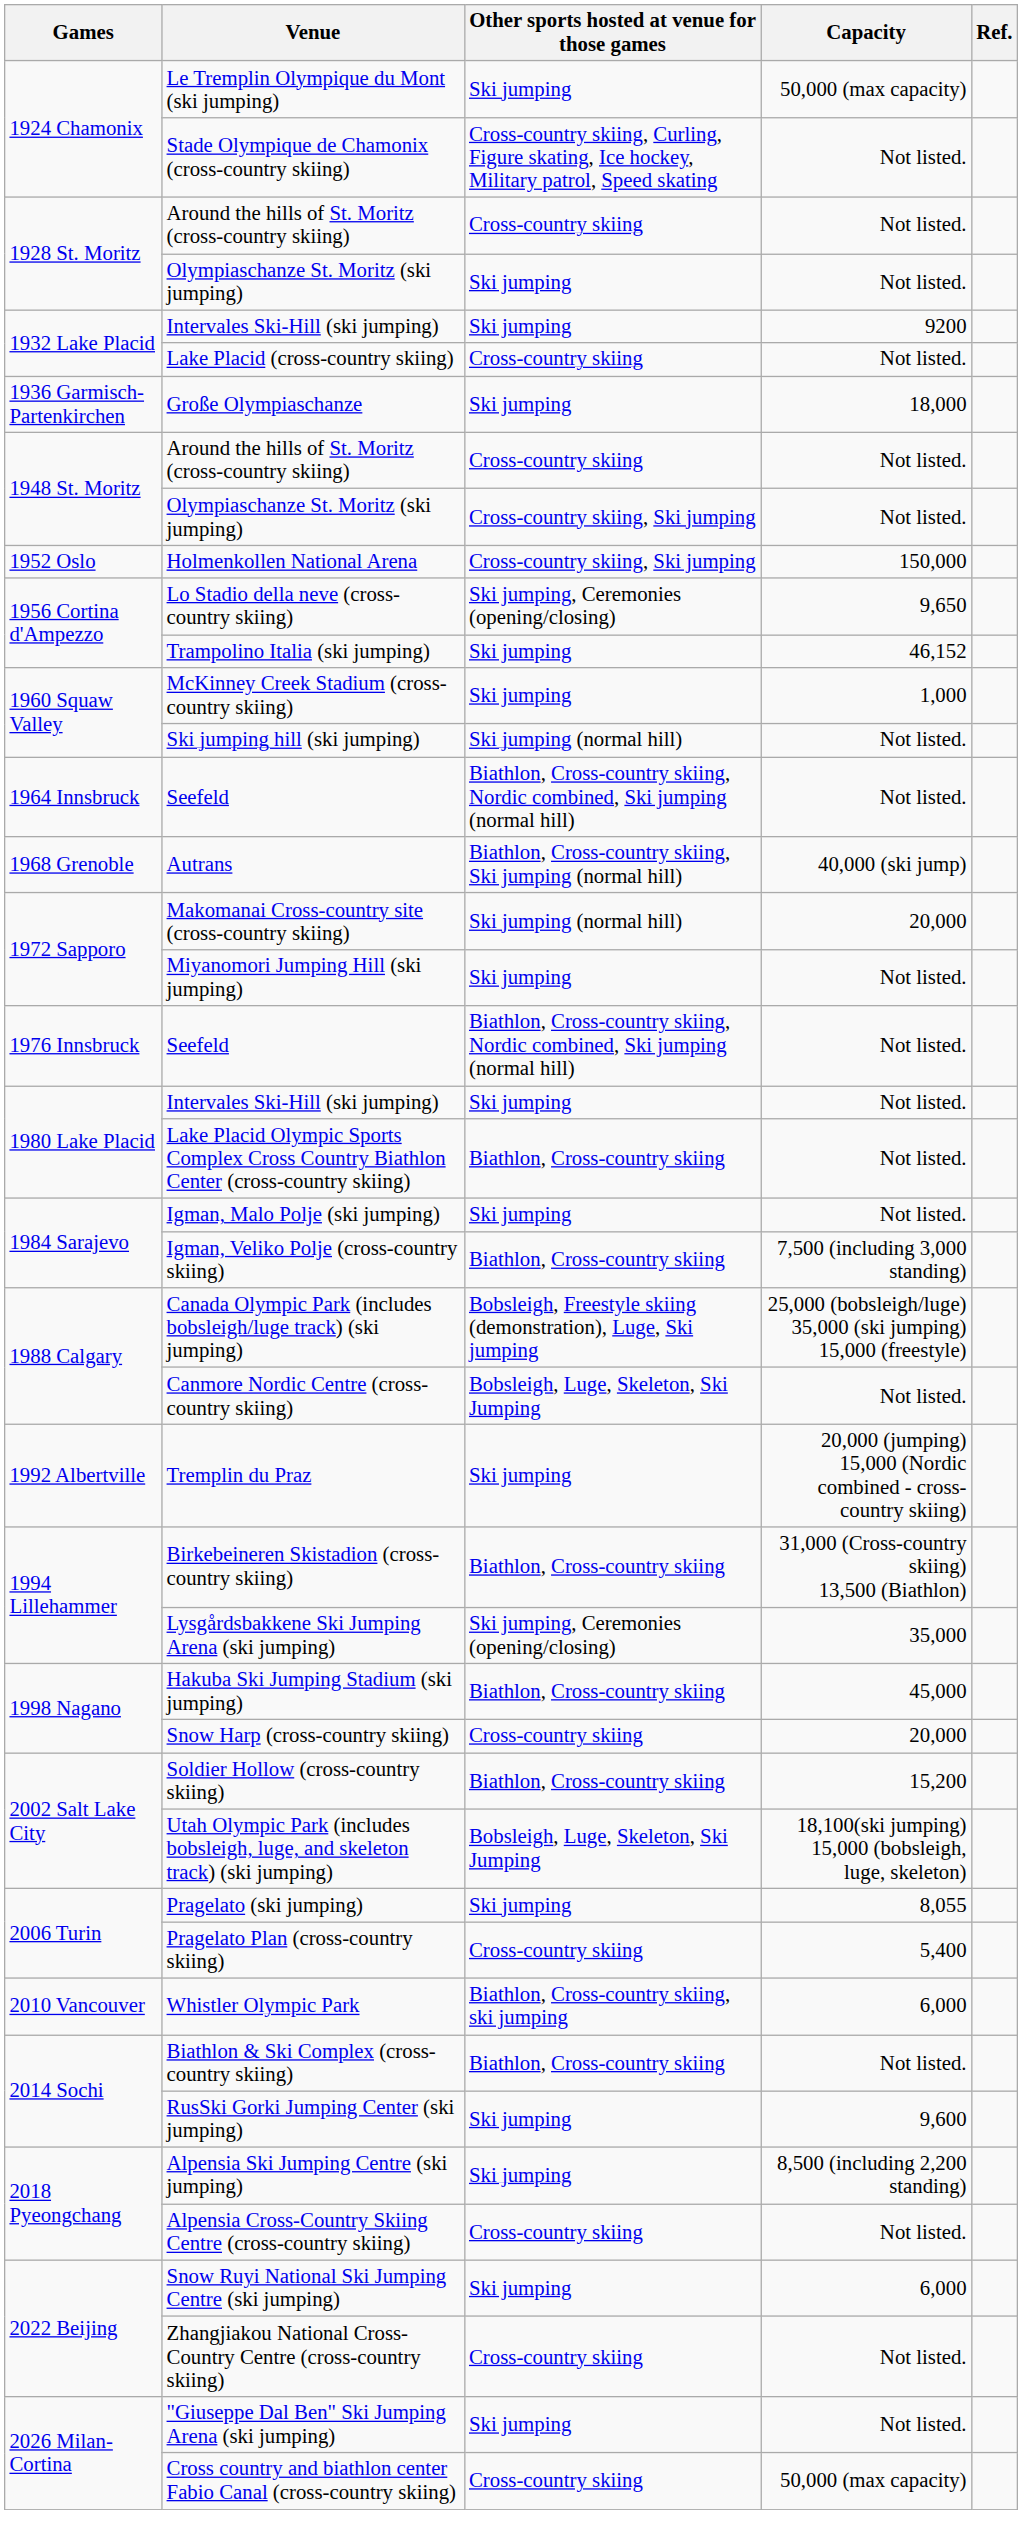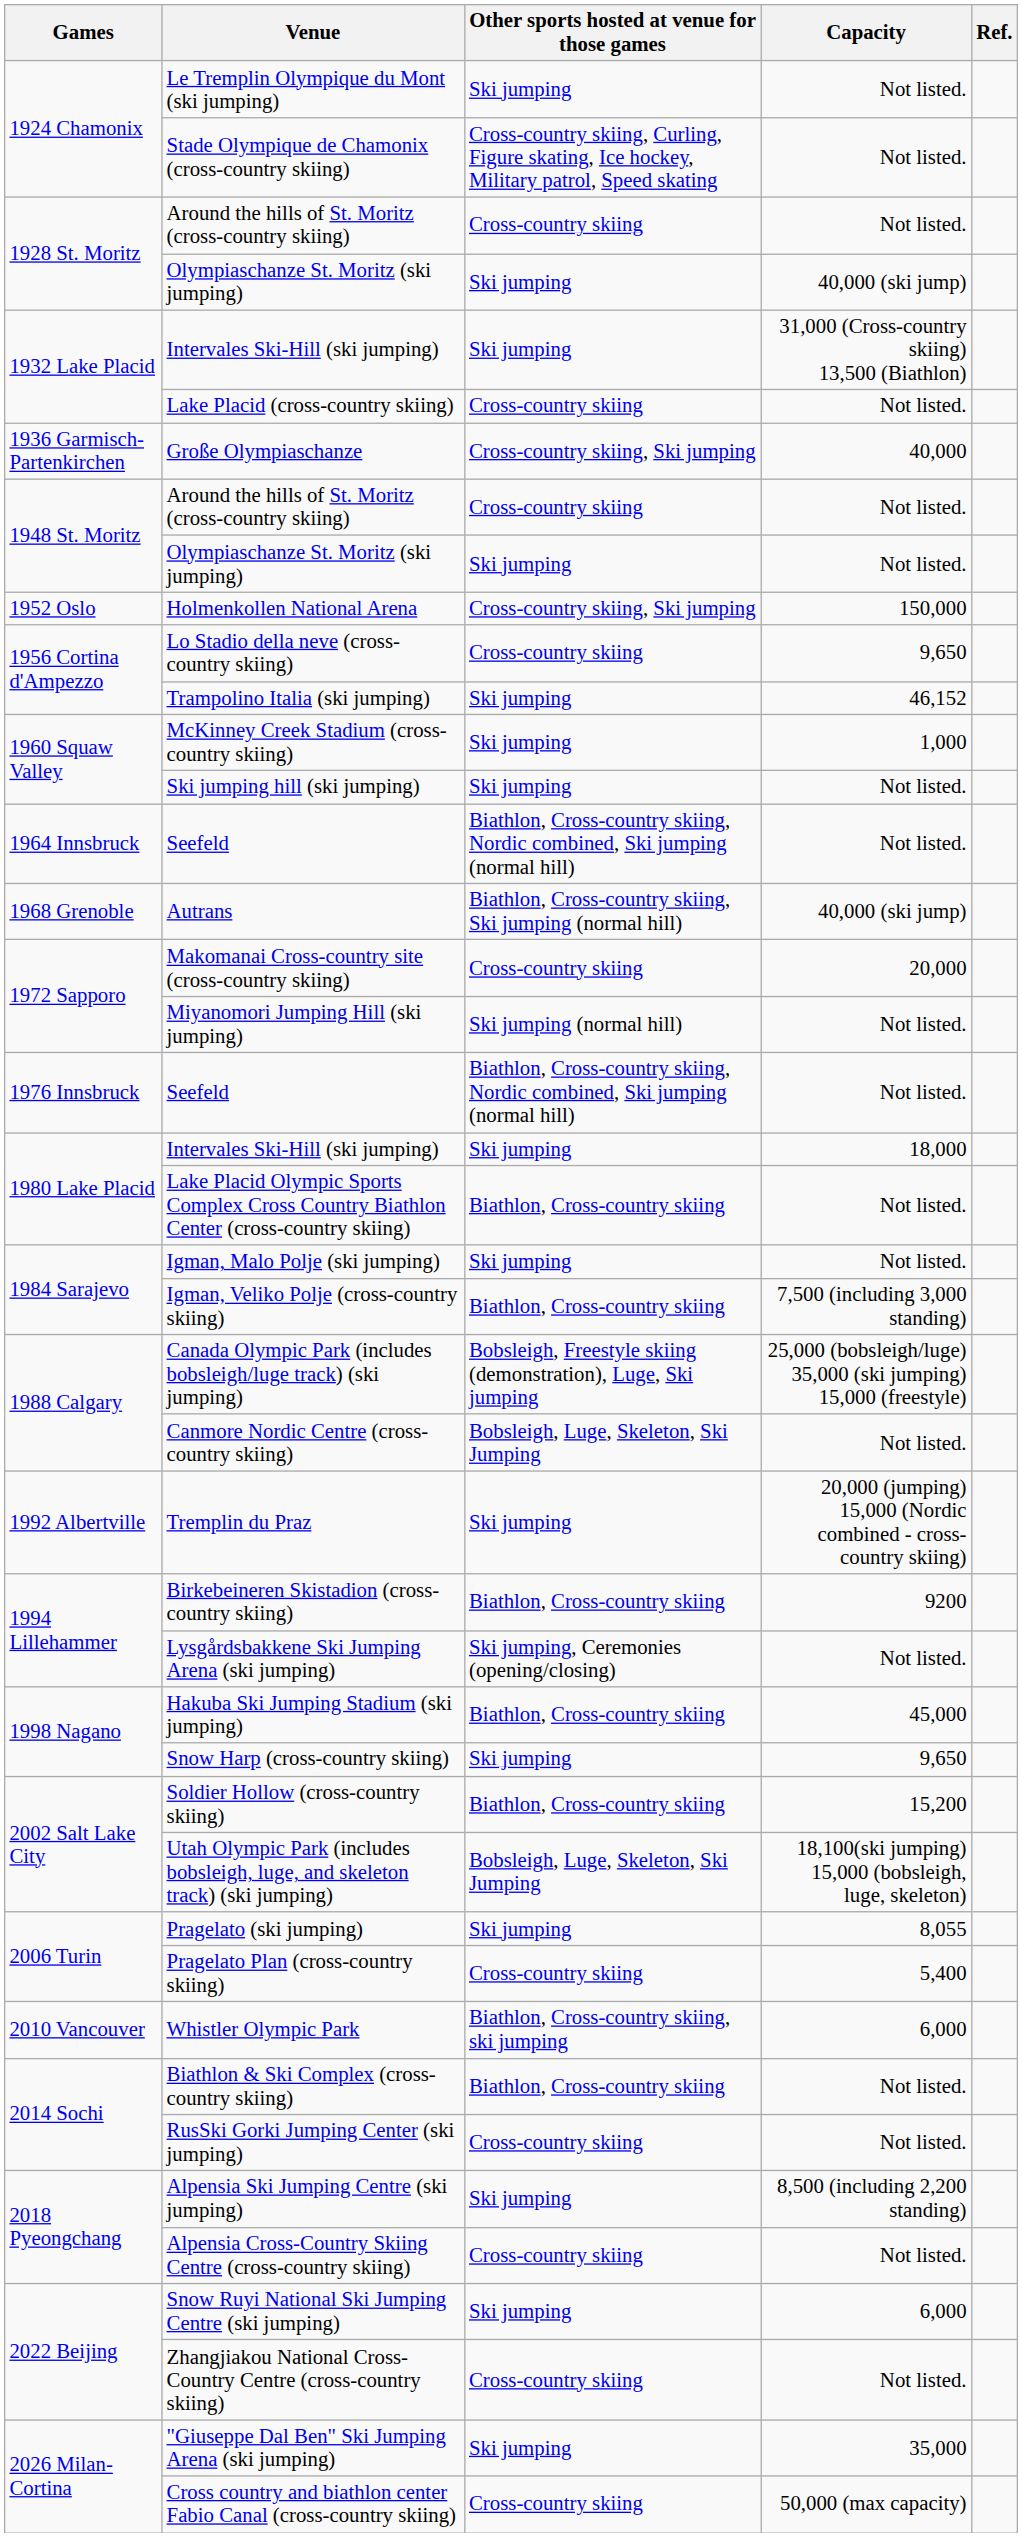(873, 89) 50,000 (max capacity) -> (923, 89) Not listed.
(923, 281) Not listed. -> (892, 281) 40,000 (ski jump)
(946, 326) 9200 -> (873, 349) 31,000 (Cross-country skiing) 13,500 (Biathlon)
(520, 404) Ski jumping -> (612, 450) Cross-country skiing, Ski jumping
(938, 404) 18,000 -> (938, 450) 40,000
(612, 516) Cross-country skiing, Ski jumping -> (520, 563) Ski jumping
(575, 606) Ski jumping, Ceremonies (opening/closing) -> (556, 652) Cross-country skiing
(576, 740) Ski jumping (normal hill) -> (520, 787) Ski jumping
(576, 921) Ski jumping (normal hill) -> (556, 967) Cross-country skiing
(520, 977) Ski jumping -> (576, 1024) Ski jumping (normal hill)
(923, 1101) Not listed. -> (938, 1148) 18,000
(873, 1566) 31,000 (Cross-country skiing) 13,500 (Biathlon) -> (946, 1601) 9200
(938, 1634) 35,000 -> (923, 1658) Not listed.
(556, 1736) Cross-country skiing -> (520, 1759) Ski jumping
(938, 1736) 20,000 -> (943, 1759) 9,650
(520, 2119) Ski jumping -> (556, 2142) Cross-country skiing
(943, 2119) 9,600 -> (923, 2142) Not listed.
(923, 2424) Not listed. -> (938, 2447) 35,000
